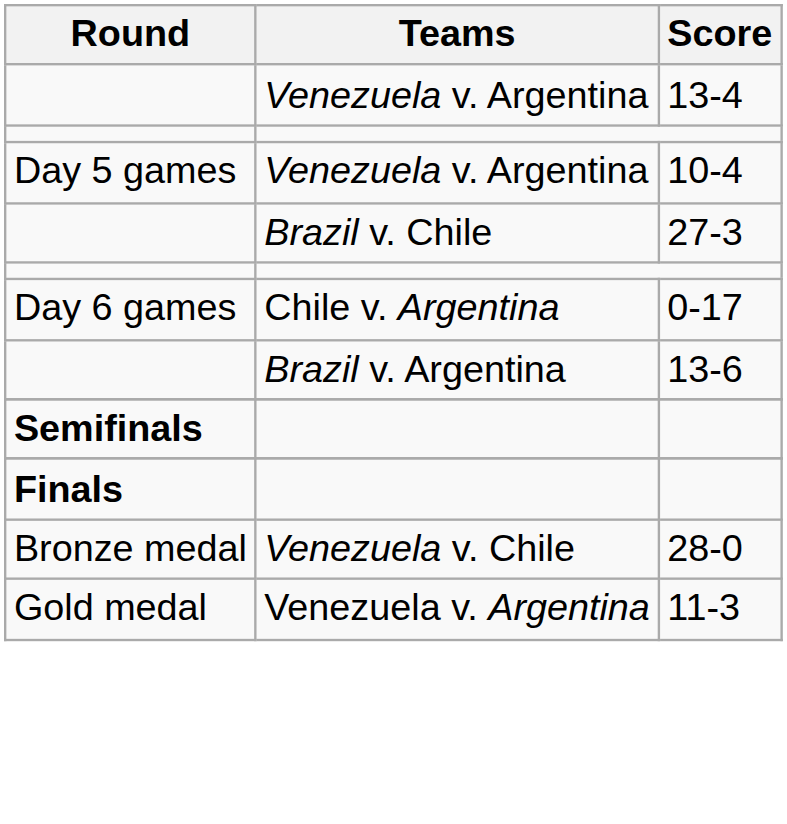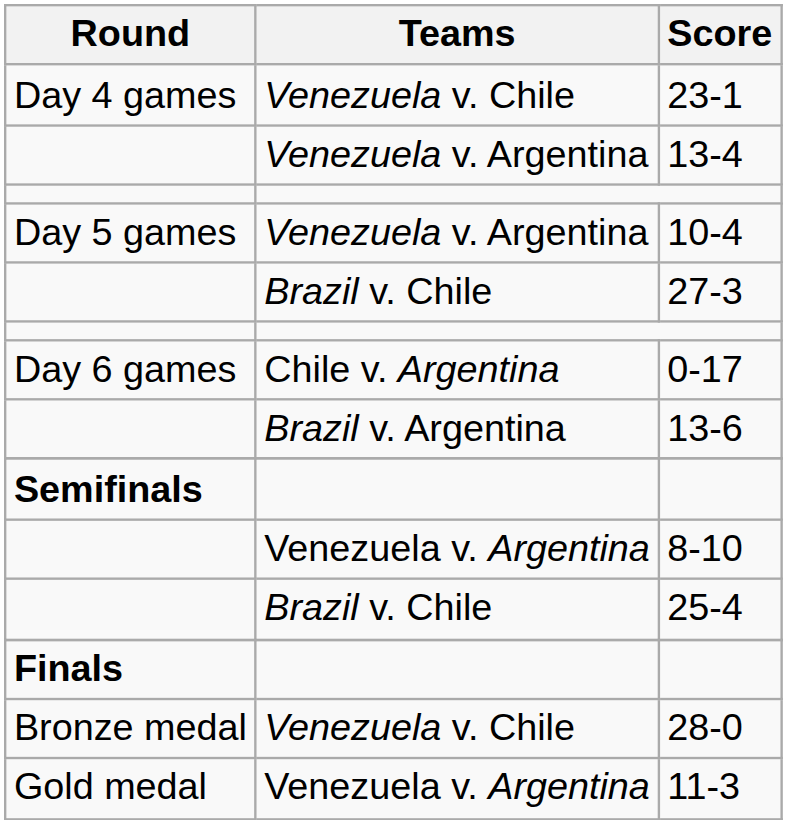+ row: (125, 94)
+ row: (130, 549)
+ row: (130, 609)
